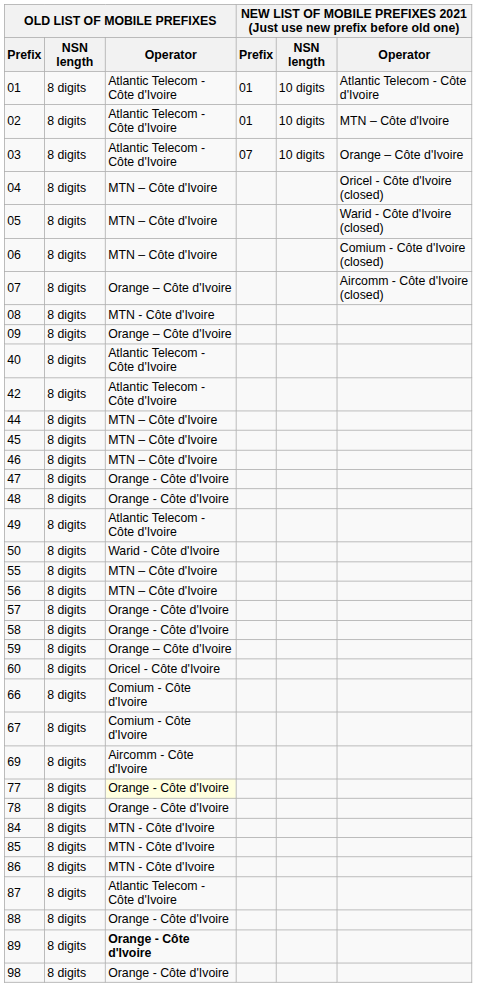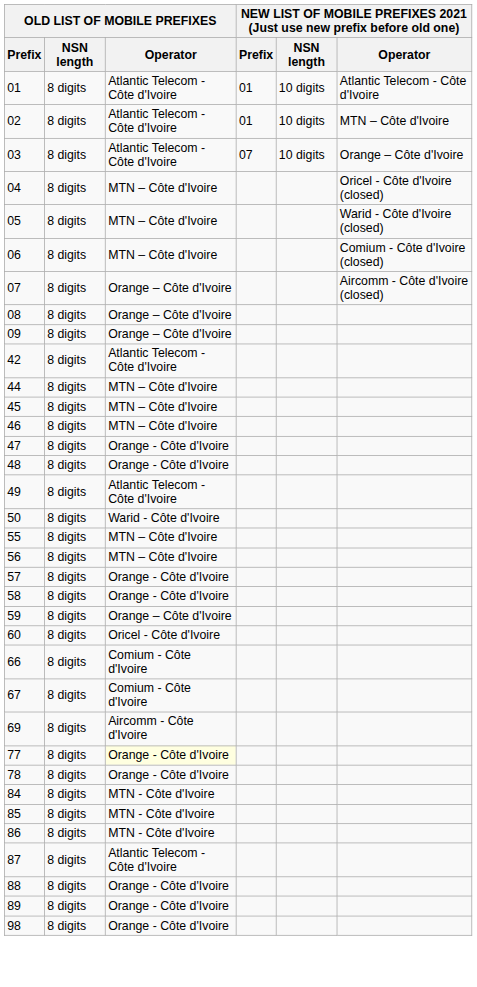(161, 314) MTN - Côte d'Ivoire -> (170, 314) Orange – Côte d'Ivoire
- row: (14, 360)
(149, 946) bold -> (169, 906) normal
